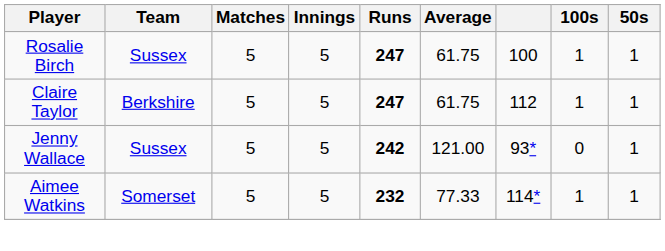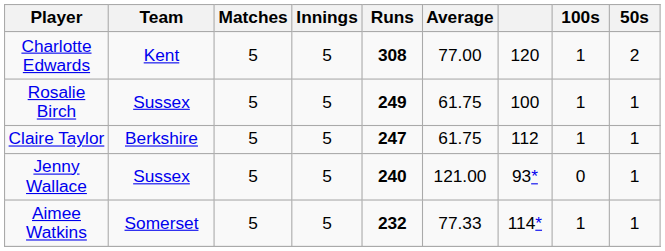+ row: (56, 55)
(390, 55) 247 -> (392, 102) 249
(390, 149) 242 -> (392, 176) 240
